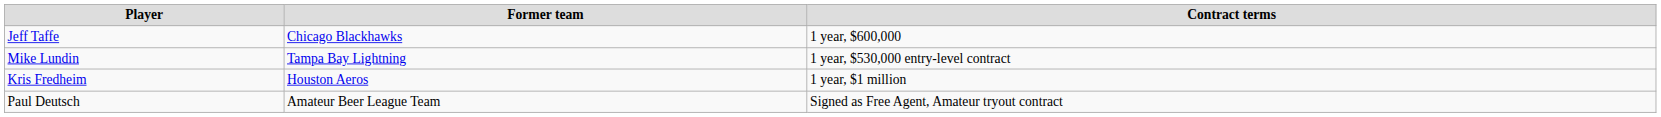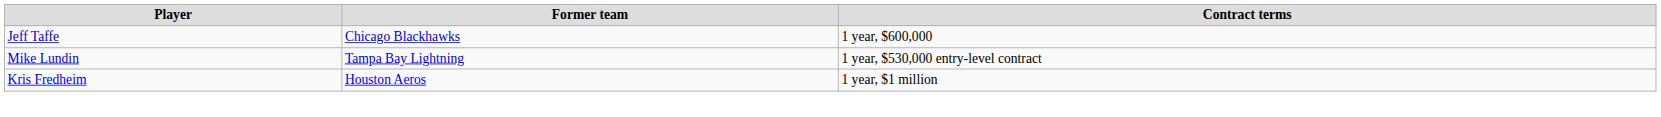- row: (44, 101)
